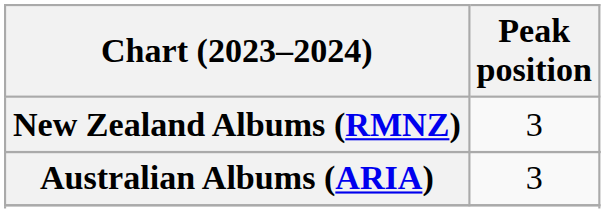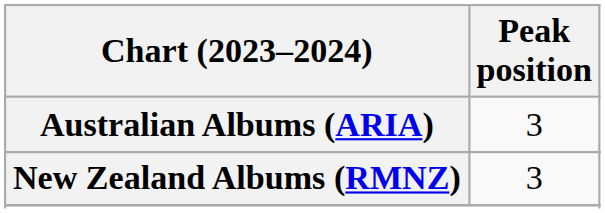rows swapped: (237, 177) <-> (237, 123)
